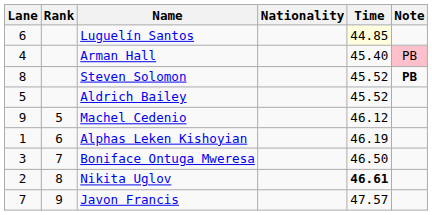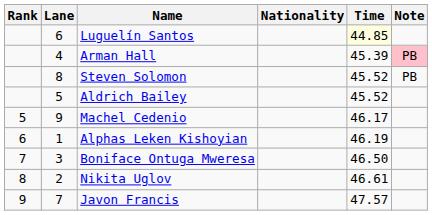columns swapped: (59, 15) <-> (23, 15)
(369, 56) 45.40 -> (369, 56) 45.39
(410, 76) bold -> (410, 76) normal
(369, 118) 46.12 -> (369, 118) 46.17
(369, 179) bold -> (369, 179) normal
